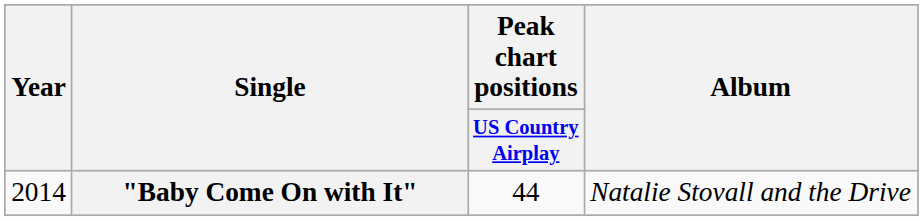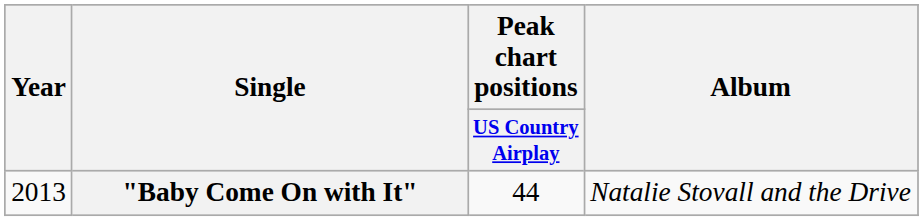(39, 192) 2014 -> (39, 192) 2013
